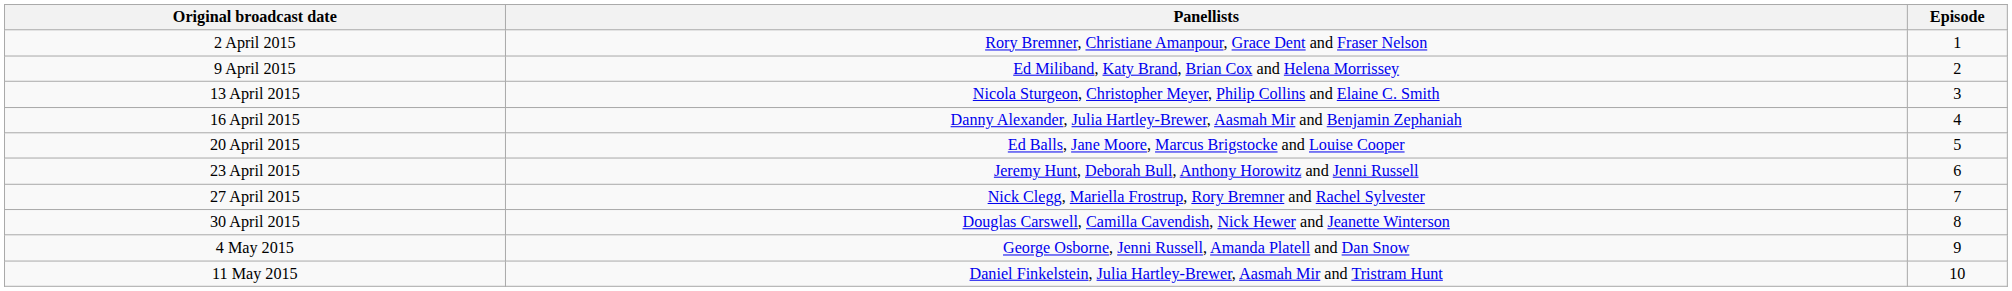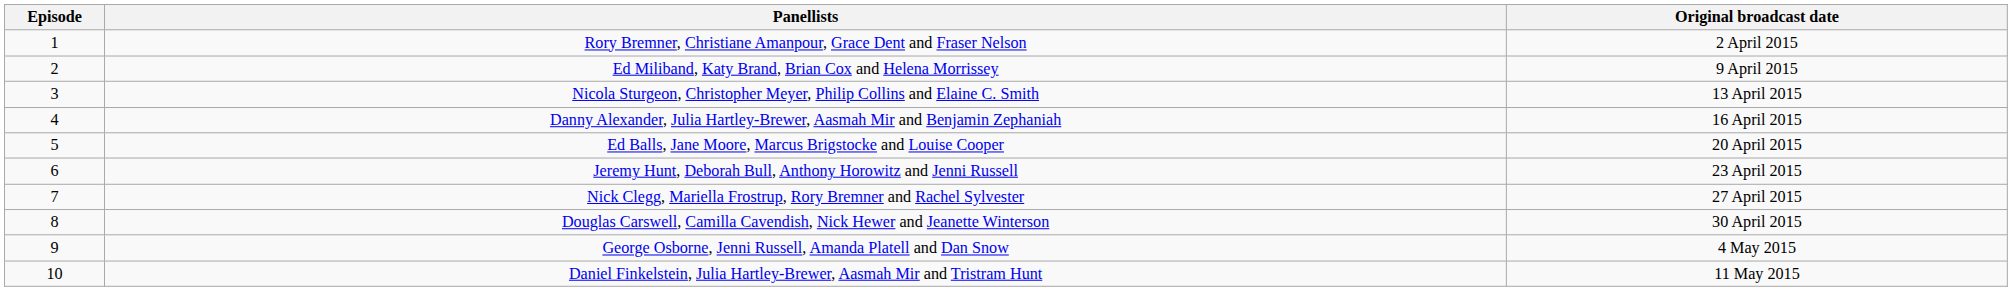columns swapped: (1957, 17) <-> (255, 17)
